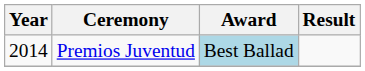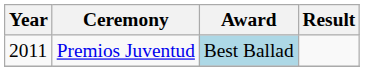(28, 50) 2014 -> (28, 50) 2011
